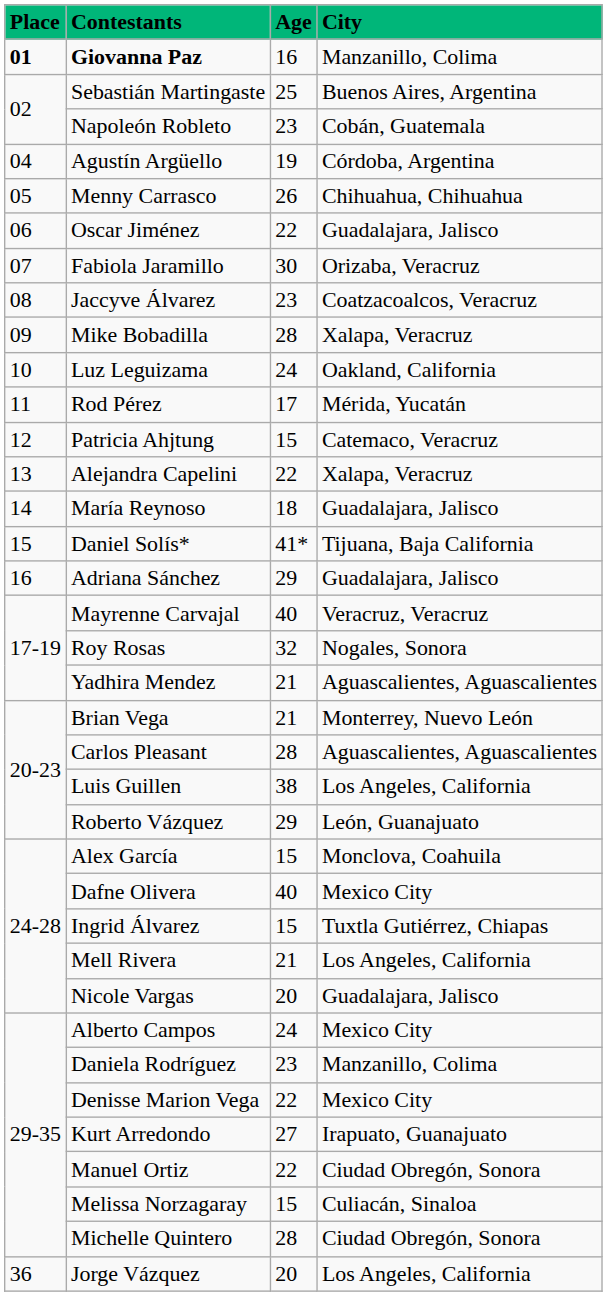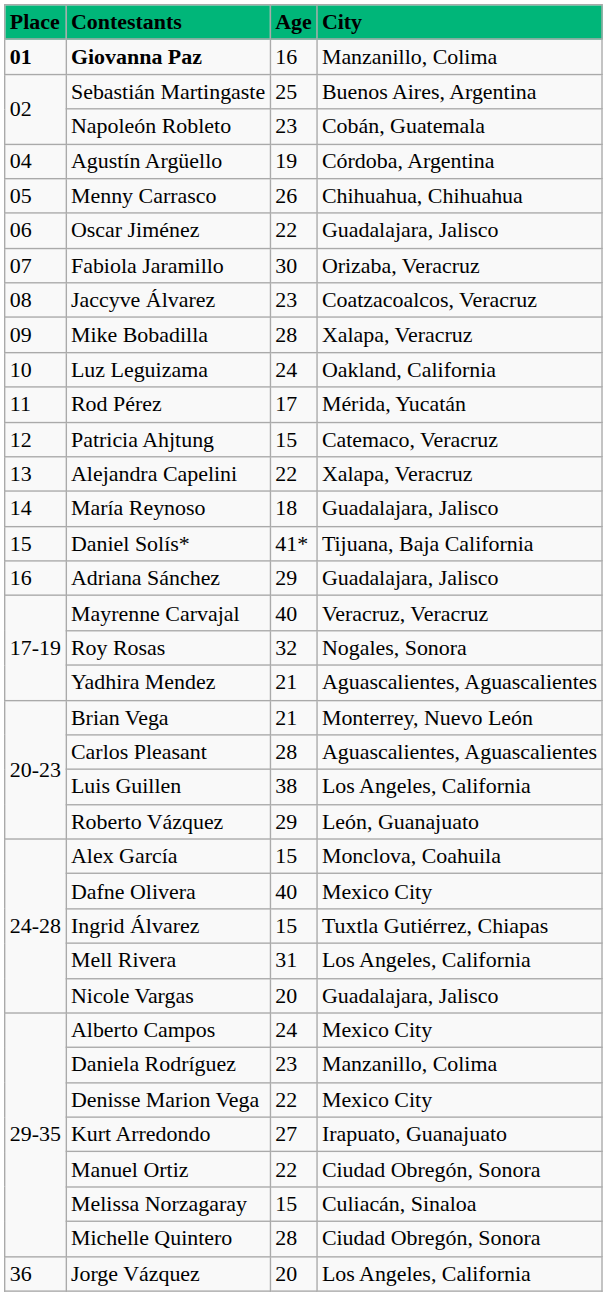(286, 960) 21 -> (286, 960) 31
